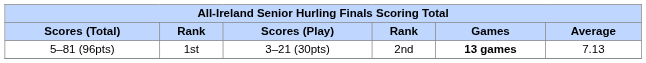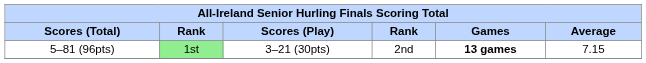(191, 49) no background -> (191, 49) lightgreen background
(593, 49) 7.13 -> (593, 49) 7.15
